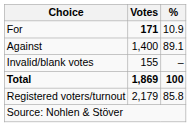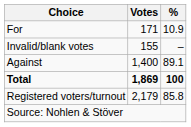(149, 29) bold -> (149, 29) normal
rows swapped: (24, 46) <-> (50, 63)
